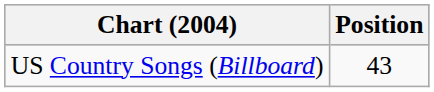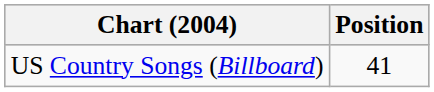(379, 65) 43 -> (379, 65) 41
